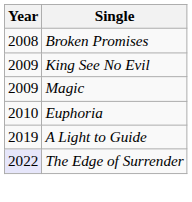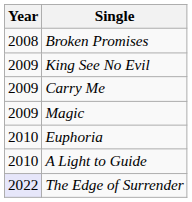+ row: (75, 88)
(23, 137) 2019 -> (23, 161) 2010
